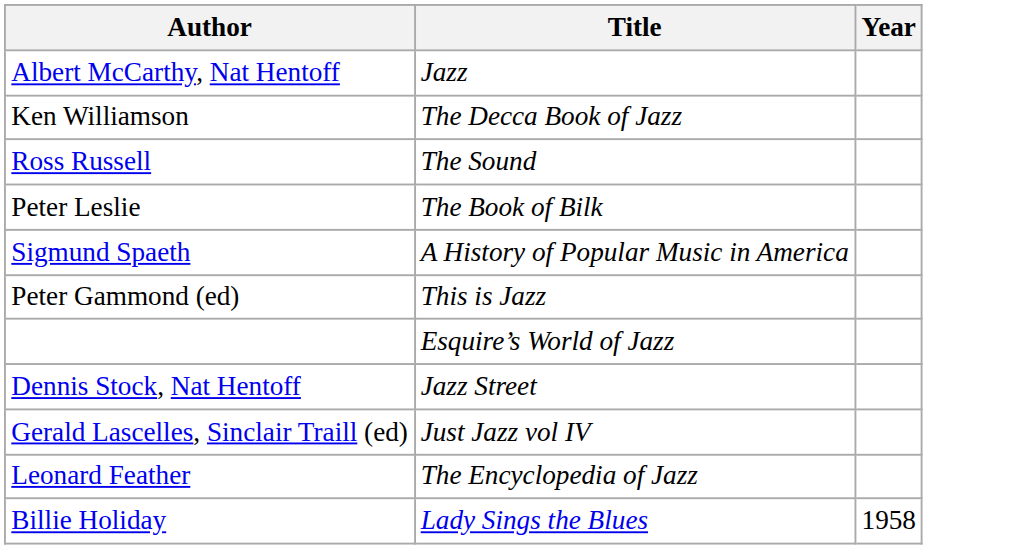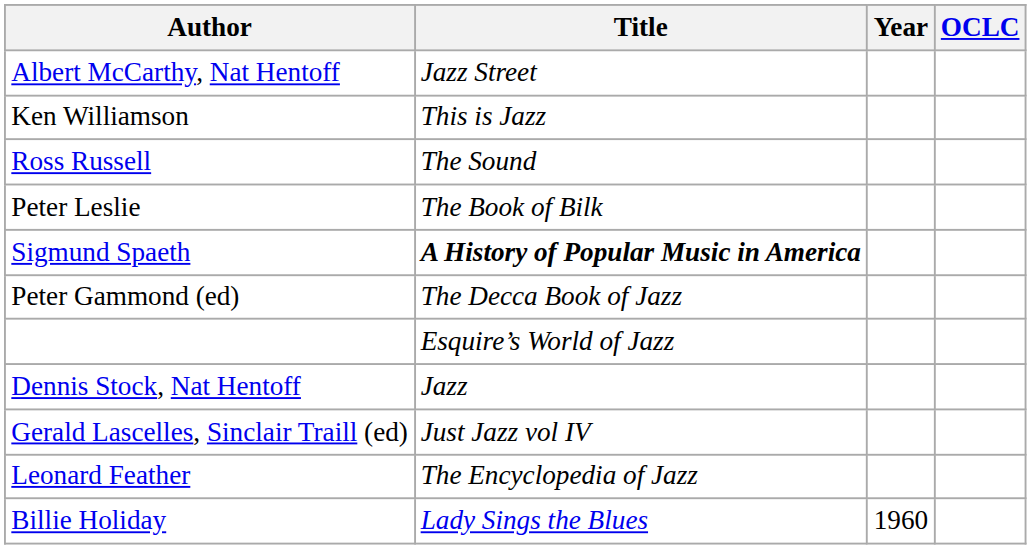+ column: (980, 27)
(444, 72) Jazz -> (479, 72) Jazz Street
(551, 117) The Decca Book of Jazz -> (483, 117) This is Jazz
(635, 251) normal -> (641, 251) bold
(483, 296) This is Jazz -> (551, 296) The Decca Book of Jazz
(479, 386) Jazz Street -> (444, 386) Jazz
(889, 521) 1958 -> (901, 521) 1960
